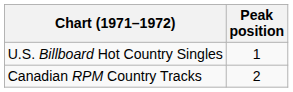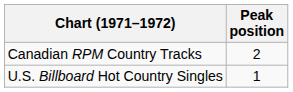rows swapped: (115, 53) <-> (105, 76)
